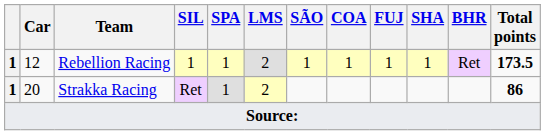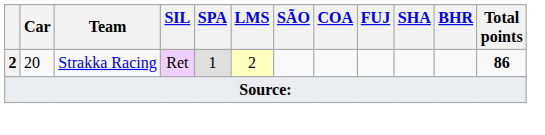- row: (114, 62)
(12, 89) 1 -> (12, 62) 2
